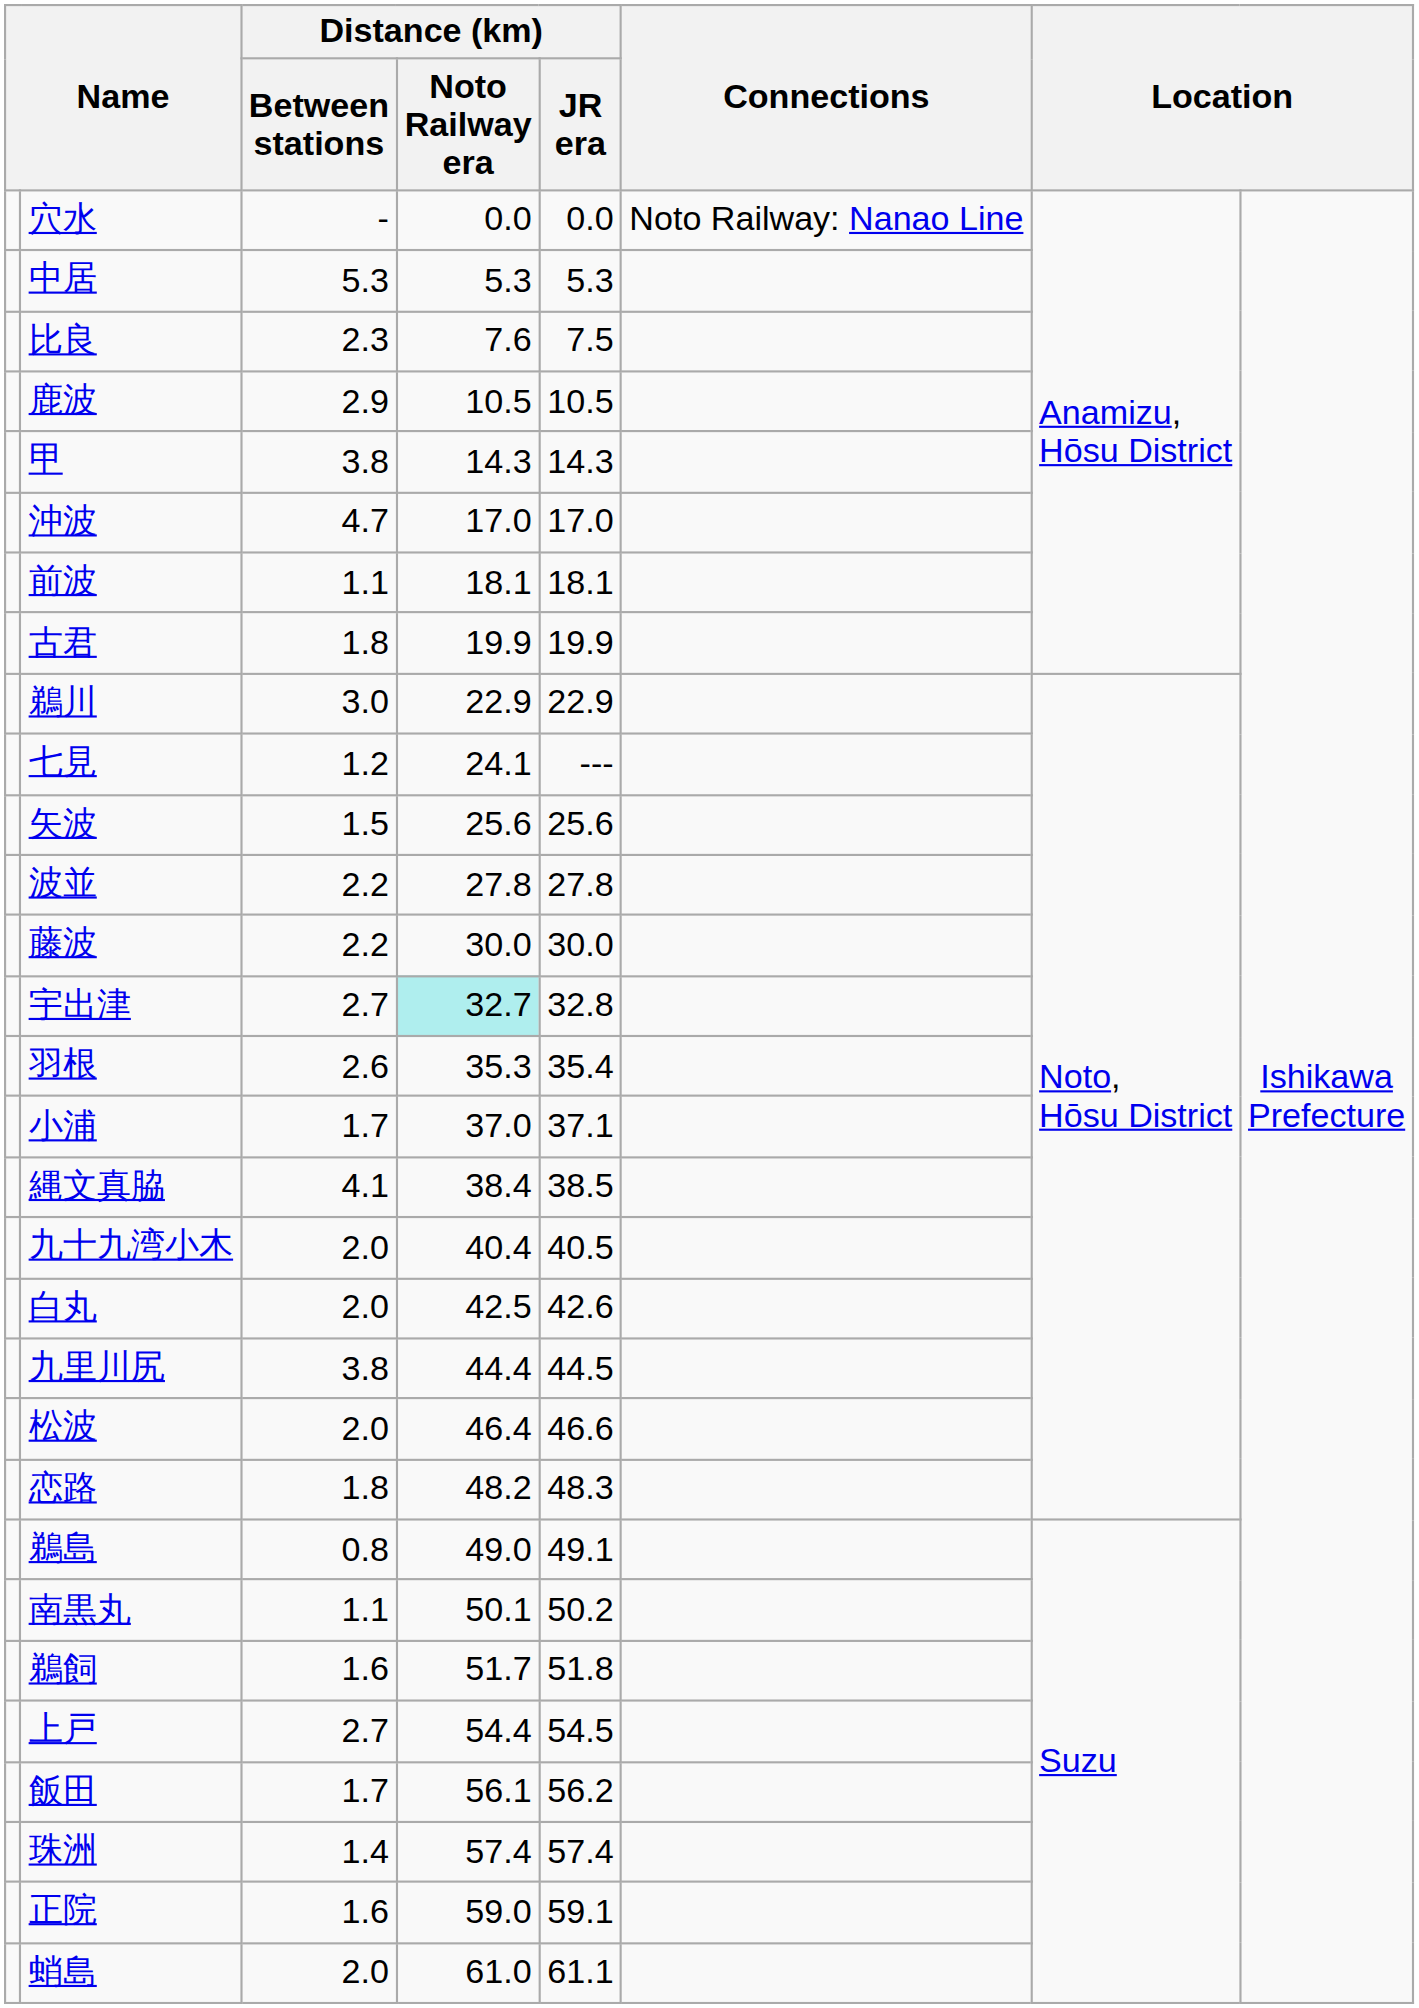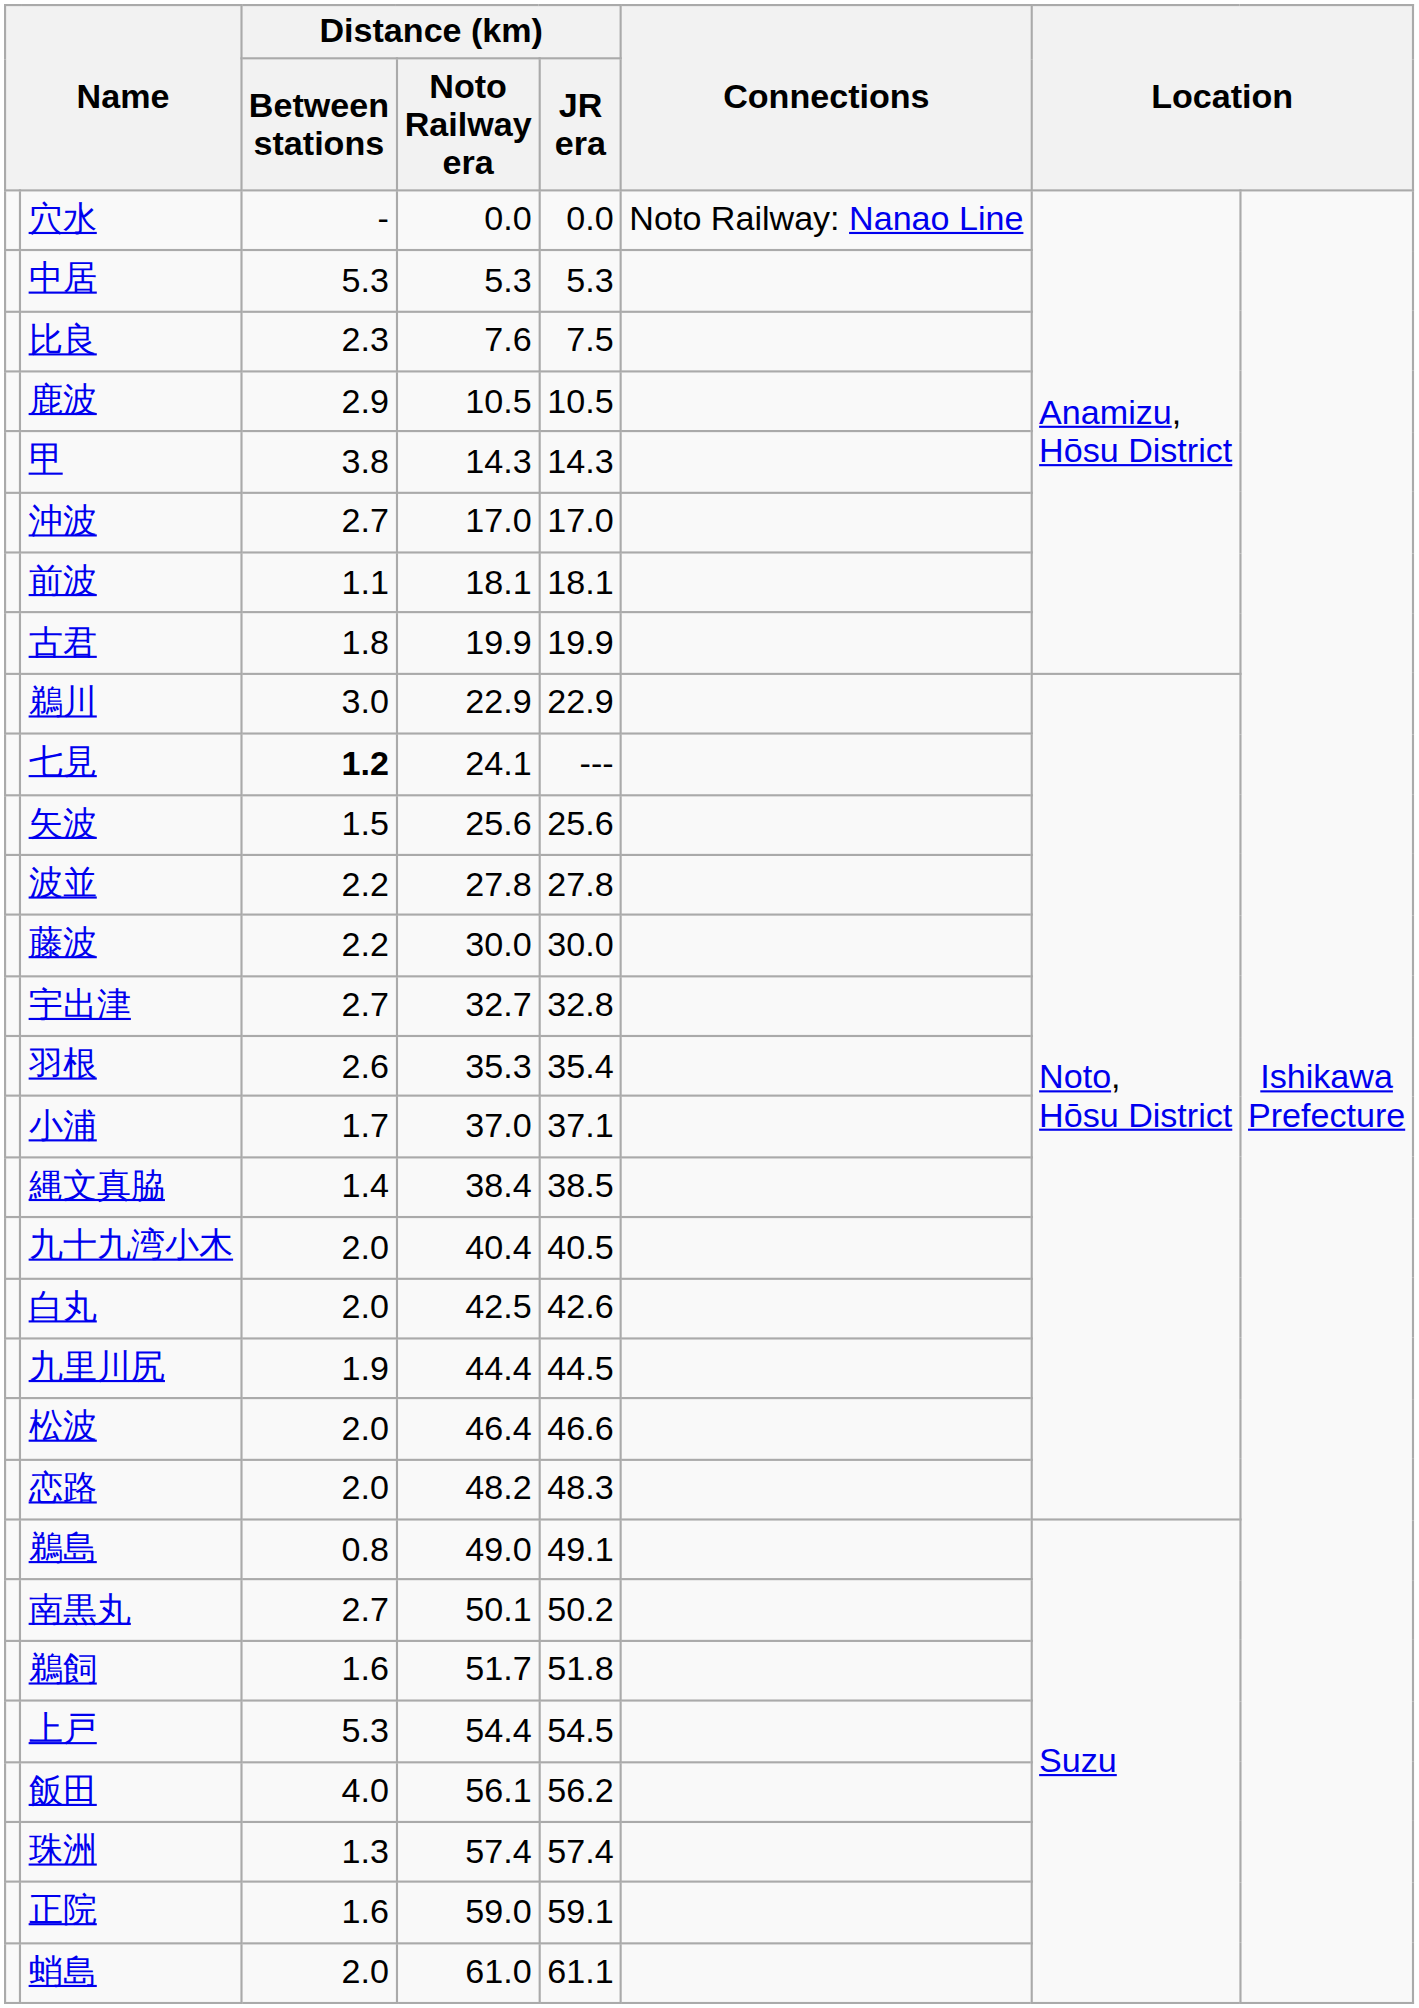(365, 521) 4.7 -> (365, 521) 2.7
(365, 763) normal -> (365, 763) bold
(498, 1005) paleturquoise background -> (498, 1005) no background
(365, 1186) 4.1 -> (365, 1186) 1.4
(365, 1367) 3.8 -> (365, 1367) 1.9
(365, 1488) 1.8 -> (365, 1488) 2.0
(365, 1609) 1.1 -> (365, 1609) 2.7
(365, 1730) 2.7 -> (365, 1730) 5.3
(365, 1790) 1.7 -> (365, 1790) 4.0
(365, 1851) 1.4 -> (365, 1851) 1.3
